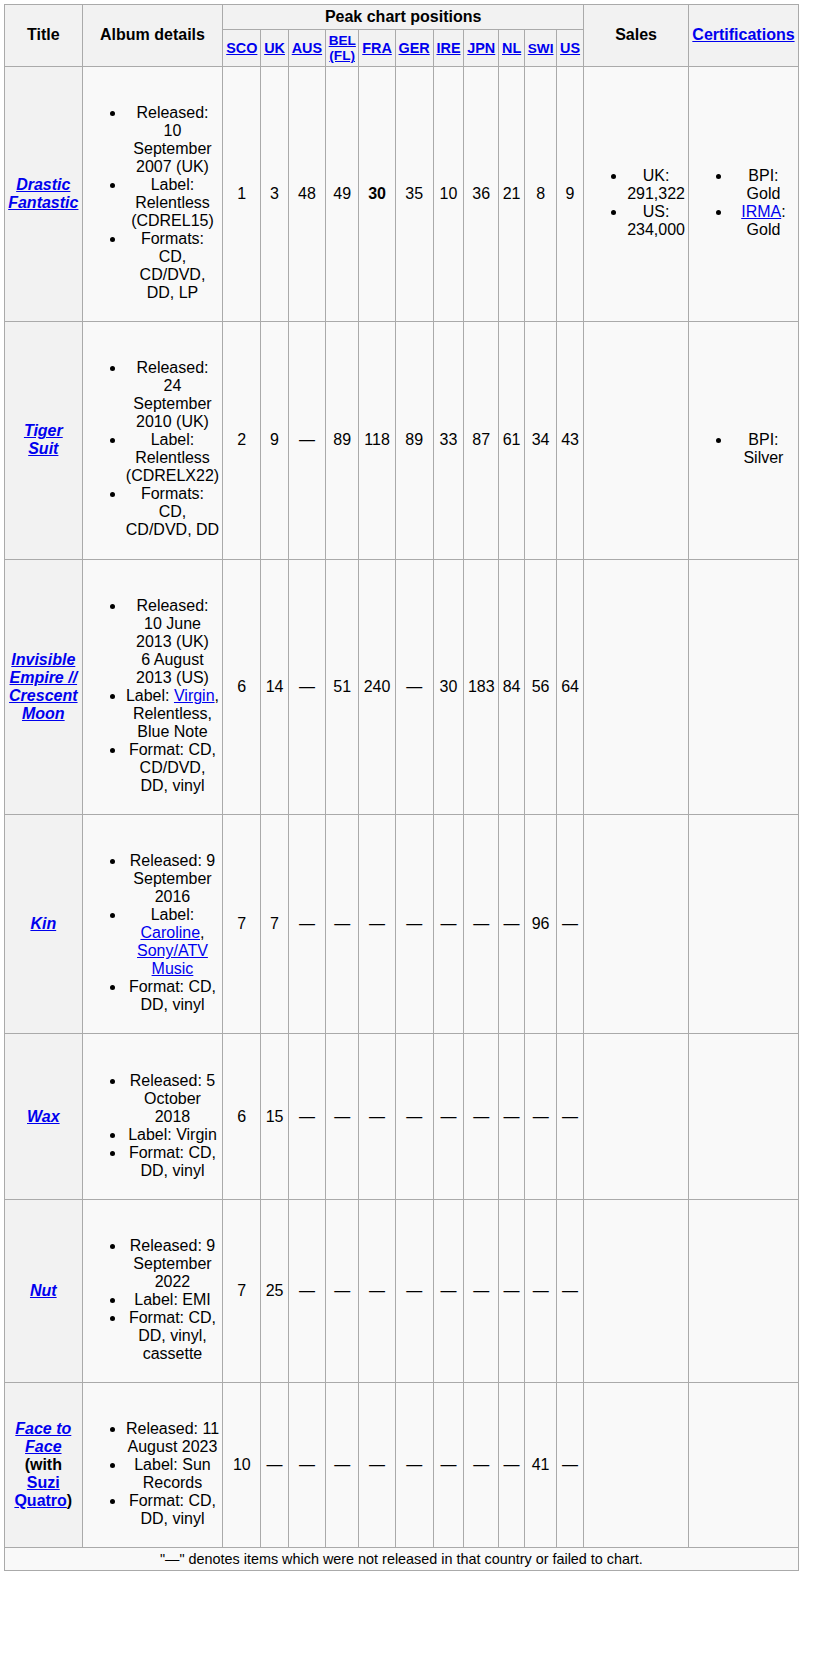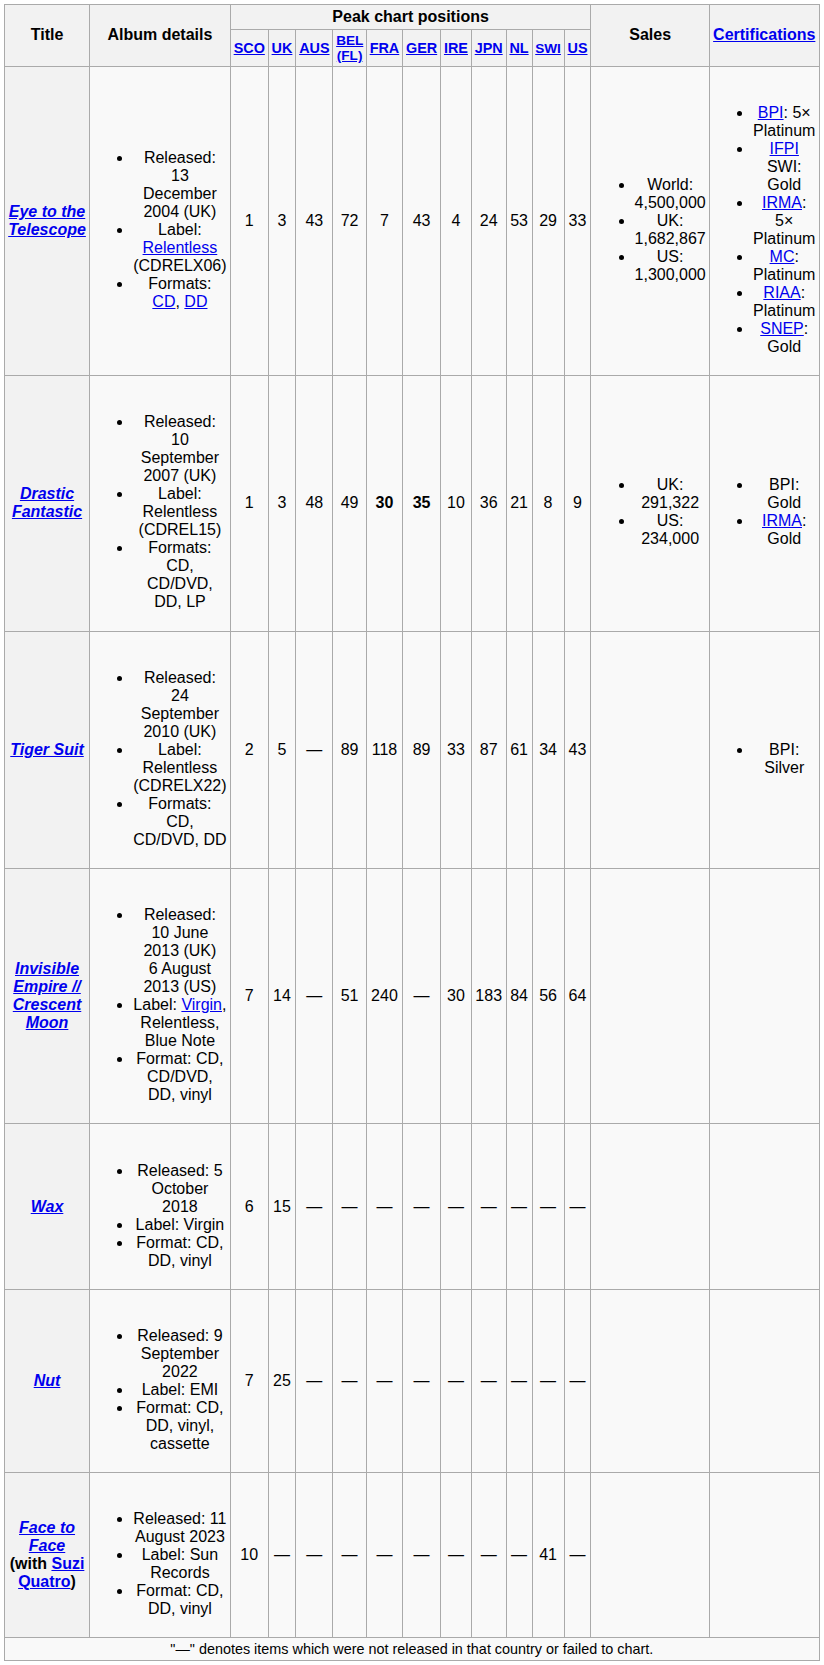+ row: (47, 220)
(414, 194) normal -> (422, 503) bold
(275, 440) 9 -> (282, 749) 5
(242, 686) 6 -> (249, 996) 7
- row: (43, 924)
